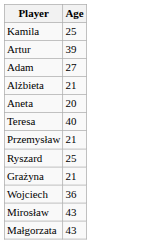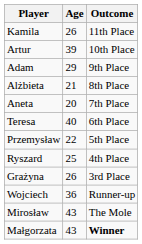+ column: (112, 13)
(71, 31) 25 -> (71, 31) 26
(71, 67) 27 -> (71, 67) 29
(71, 140) 21 -> (71, 140) 22
(71, 176) 21 -> (71, 176) 26
